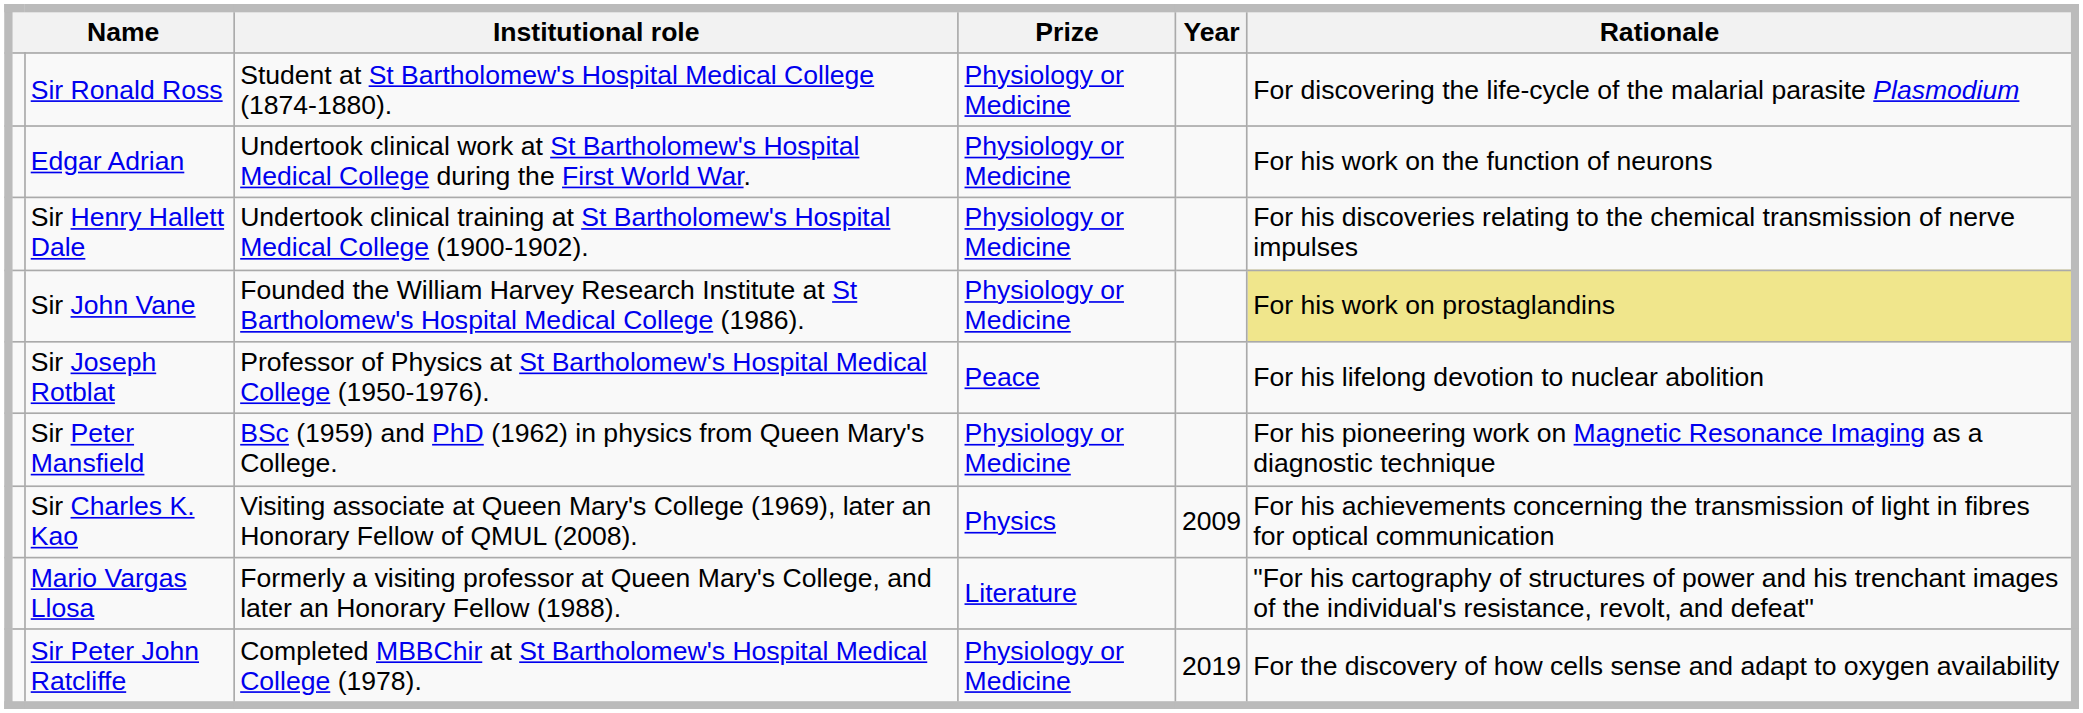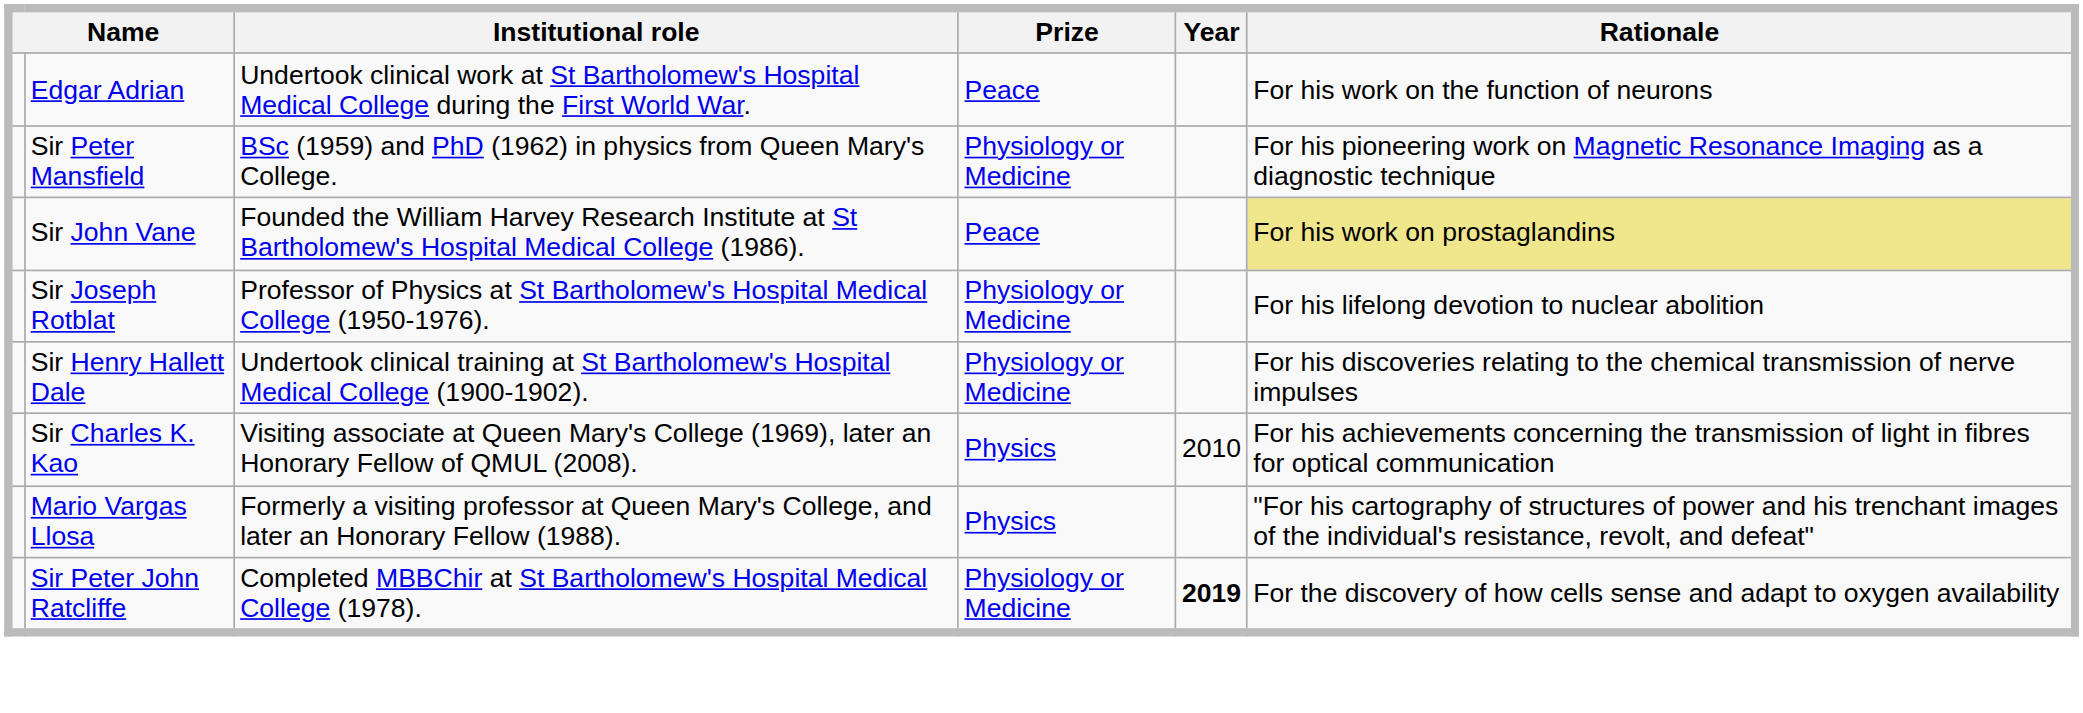- row: (127, 89)
(1044, 161) Physiology or Medicine -> (1002, 89) Peace
rows swapped: (127, 233) <-> (88, 449)
(1044, 305) Physiology or Medicine -> (1002, 233) Peace
(1002, 377) Peace -> (1044, 305) Physiology or Medicine
(1211, 521) 2009 -> (1211, 449) 2010
(1021, 593) Literature -> (1010, 521) Physics
(1211, 665) normal -> (1211, 593) bold
